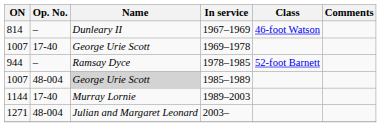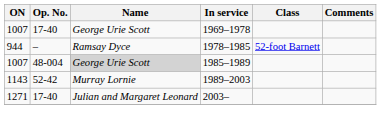- row: (226, 29)
(17, 96) 1144 -> (17, 79) 1143
(45, 96) 17-40 -> (45, 79) 52-42
(48, 113) 48-004 -> (45, 96) 17-40
